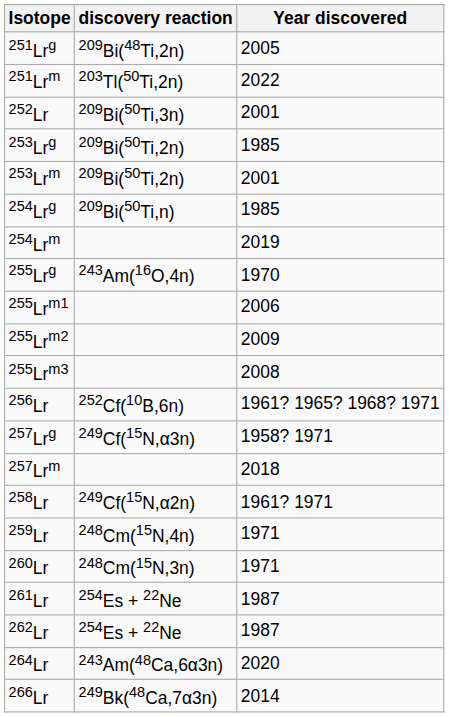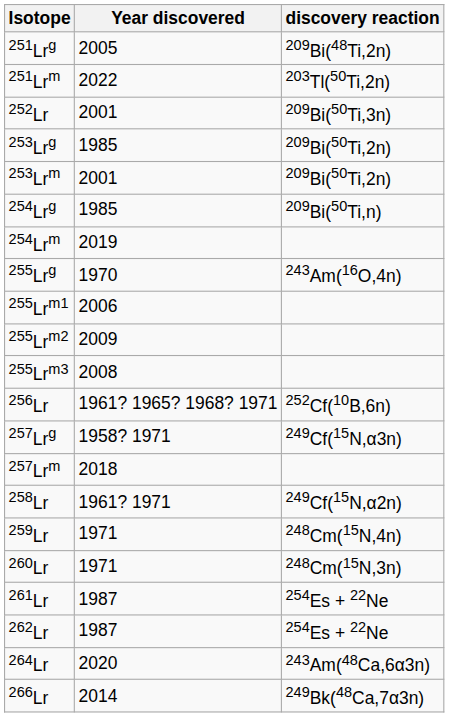columns swapped: (340, 18) <-> (156, 18)
